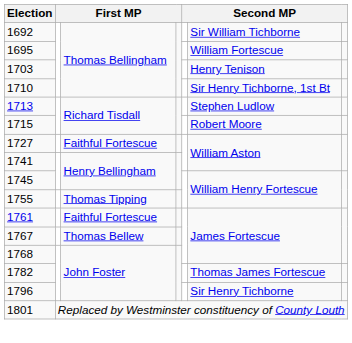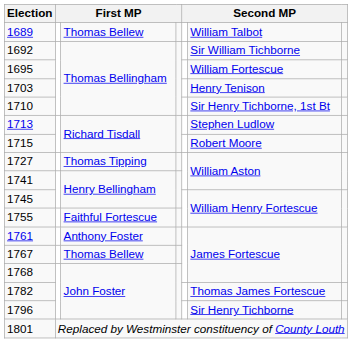+ row: (20, 32)
(110, 143) Faithful Fortescue -> (105, 161) Thomas Tipping
(105, 198) Thomas Tipping -> (110, 217) Faithful Fortescue
(110, 217) Faithful Fortescue -> (103, 236) Anthony Foster
